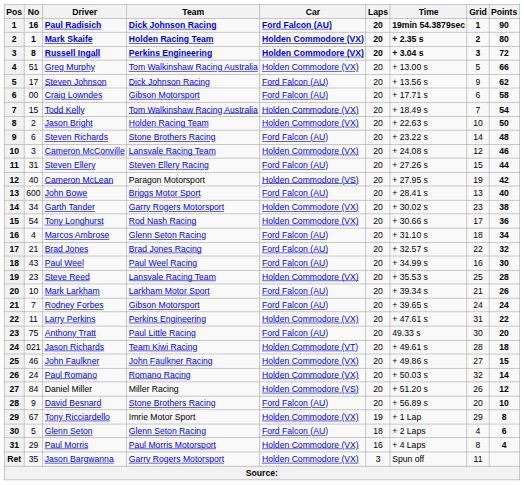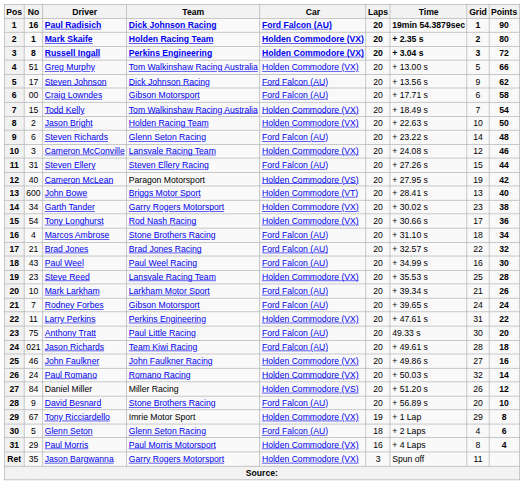(172, 137) Stone Brothers Racing -> (167, 137) Glenn Seton Racing
(295, 193) Ford Falcon (AU) -> (310, 193) Holden Commodore (VT)
(167, 235) Glenn Seton Racing -> (172, 235) Stone Brothers Racing
(310, 347) Holden Commodore (VT) -> (295, 347) Ford Falcon (AU)
(504, 361) 15 -> (504, 361) 16
